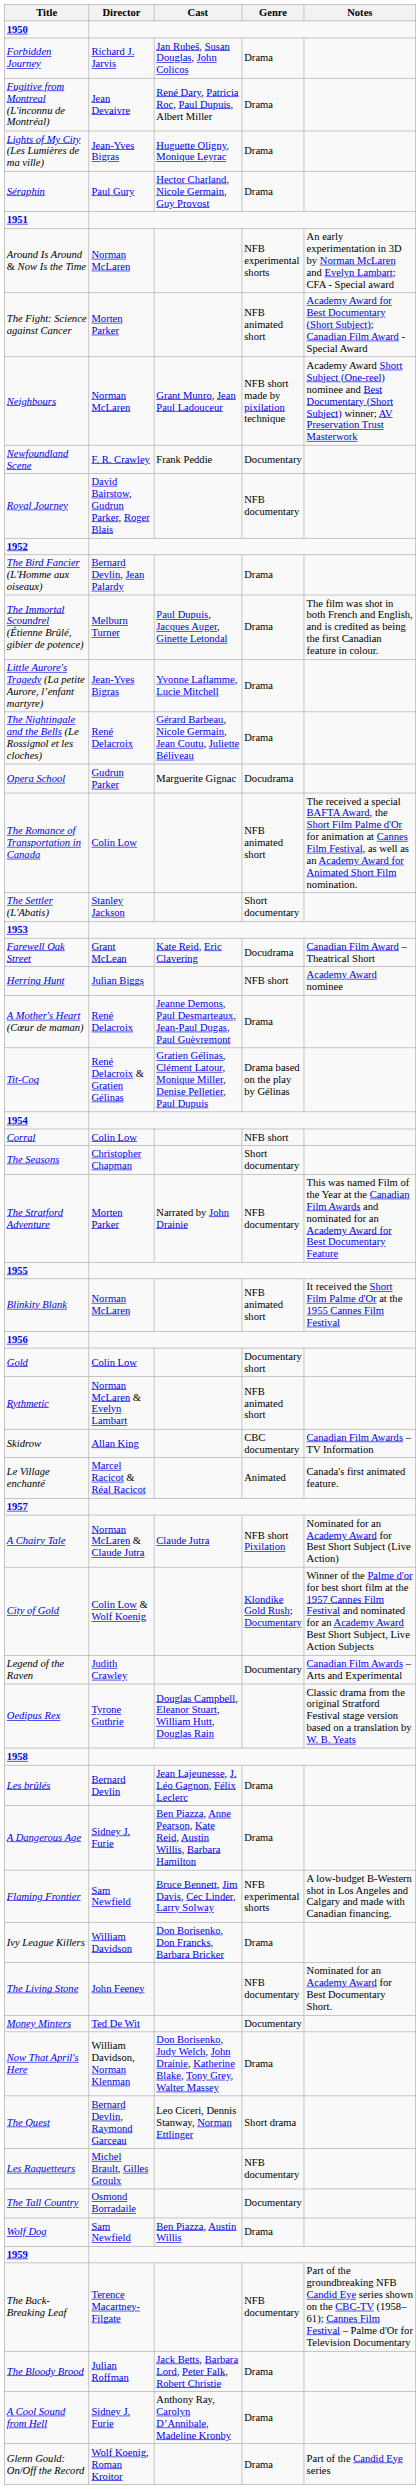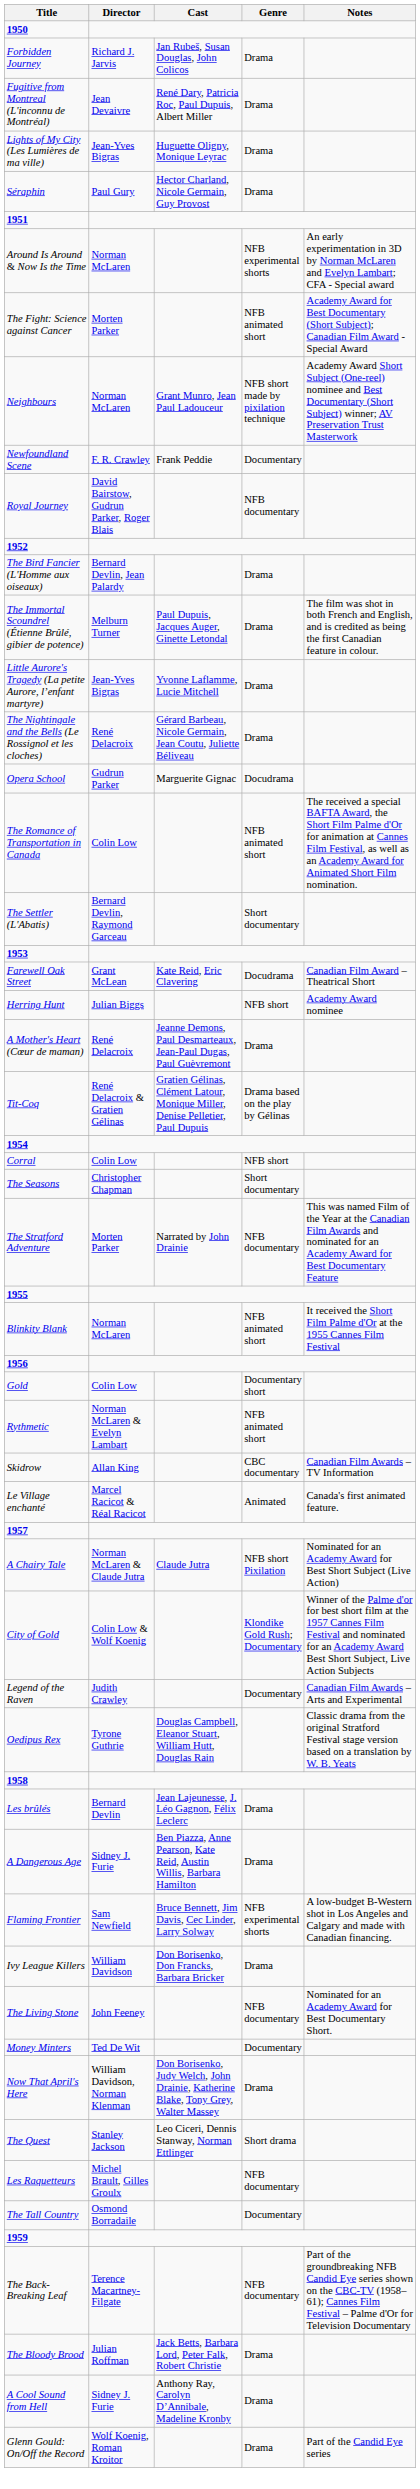(108, 907) Stanley Jackson -> (112, 919) Bernard Devlin, Raymond Garceau
(112, 2122) Bernard Devlin, Raymond Garceau -> (108, 2140) Stanley Jackson
- row: (27, 2232)
